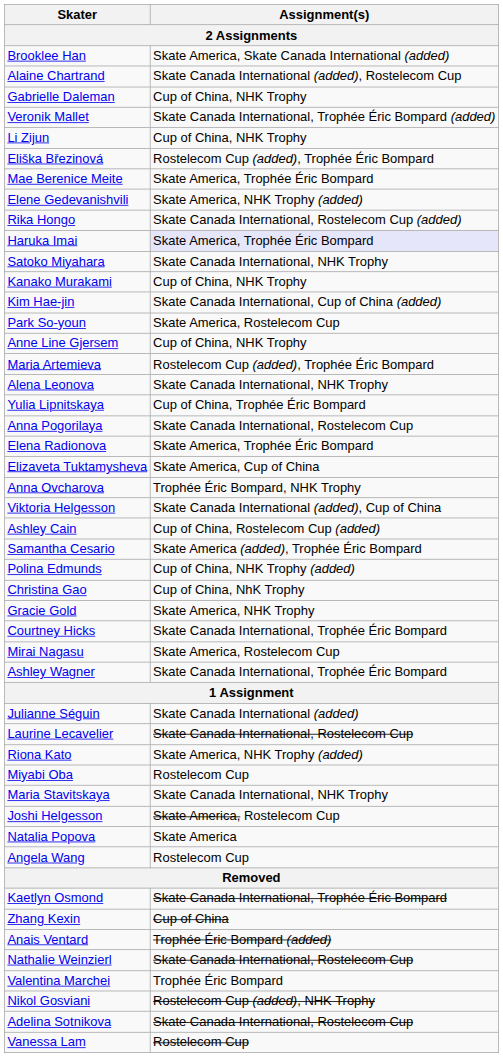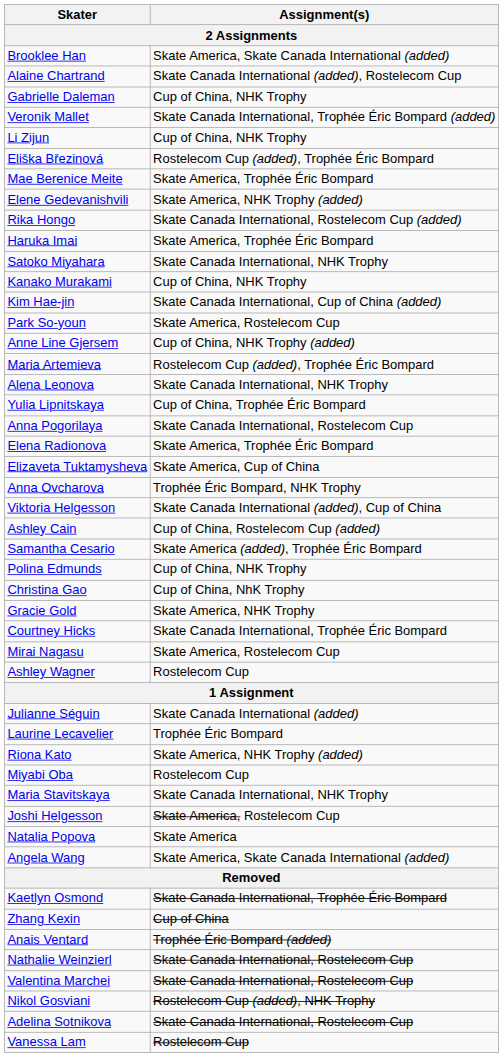(263, 240) lavender background -> (263, 240) no background
(230, 343) Cup of China, NHK Trophy -> (254, 343) Cup of China, NHK Trophy (added)
(254, 569) Cup of China, NHK Trophy (added) -> (230, 569) Cup of China, NHK Trophy
(300, 672) Skate Canada International, Trophée Éric Bompard -> (201, 672) Rostelecom Cup
(283, 734) Skate Canada International, Rostelecom Cup -> (218, 734) Trophée Éric Bompard
(201, 857) Rostelecom Cup -> (301, 857) Skate America, Skate Canada International (added)
(218, 980) Trophée Éric Bompard -> (283, 980) Skate Canada International, Rostelecom Cup
